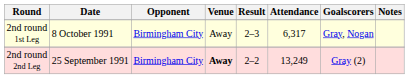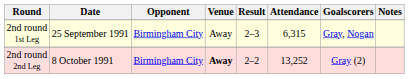(83, 33) 8 October 1991 -> (90, 33) 25 September 1991
(294, 33) 6,317 -> (294, 33) 6,315
(90, 60) 25 September 1991 -> (83, 60) 8 October 1991
(294, 60) 13,249 -> (294, 60) 13,252
